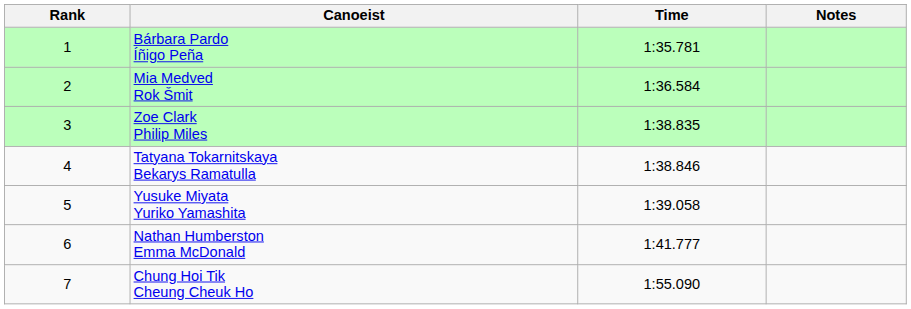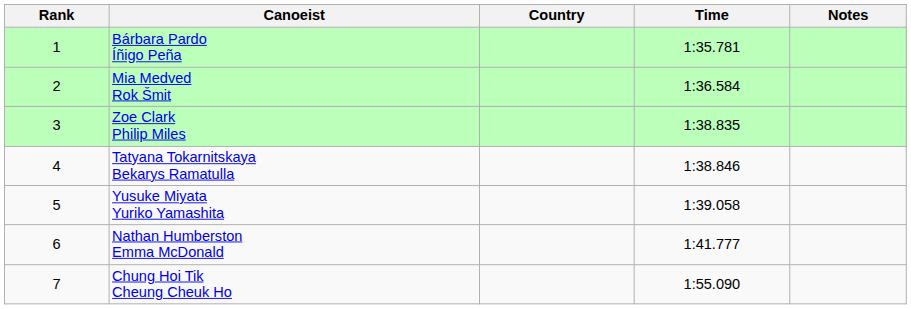+ column: (557, 16)
